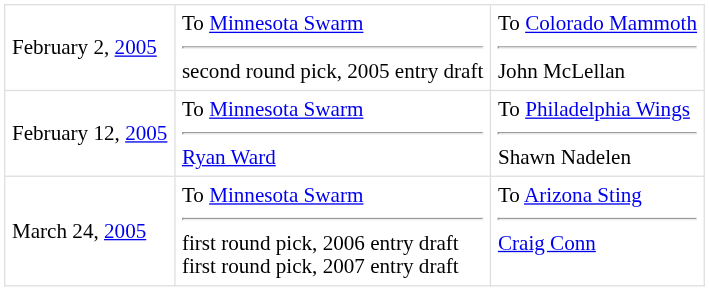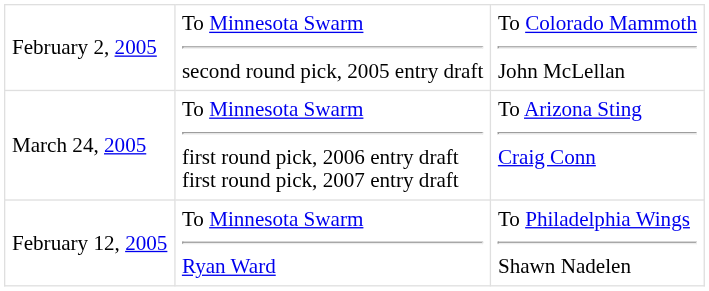rows swapped: (90, 133) <-> (79, 230)
